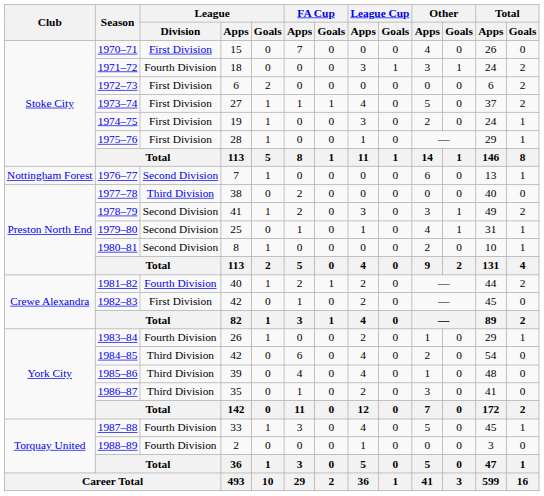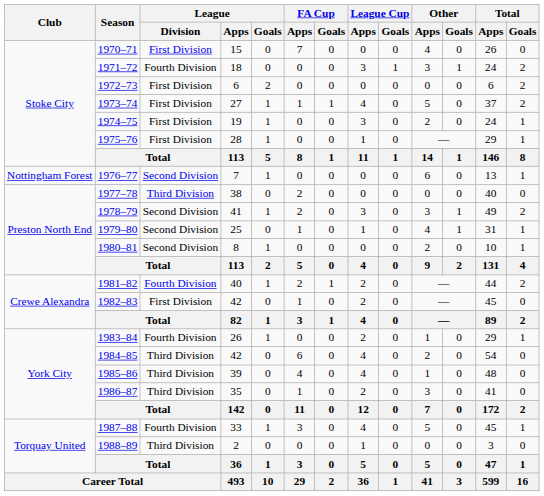(180, 445) Fourth Division -> (180, 445) Third Division
